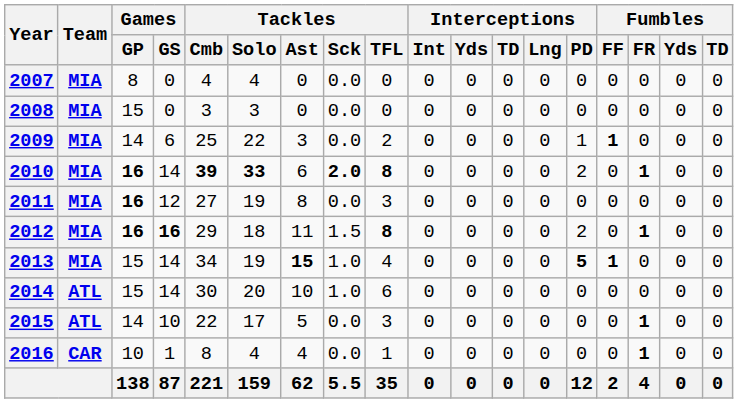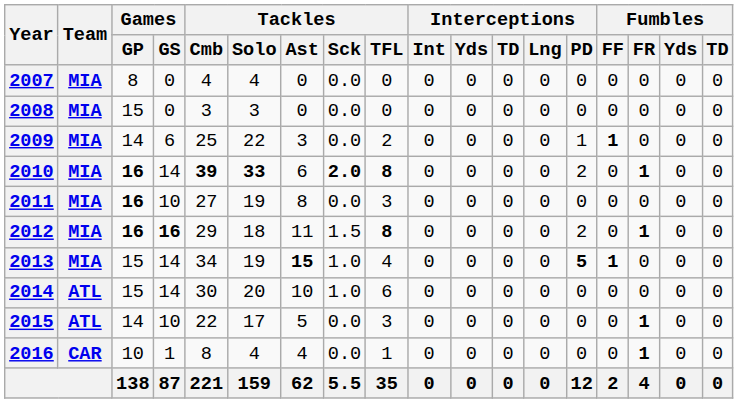(170, 202) 12 -> (170, 202) 10
